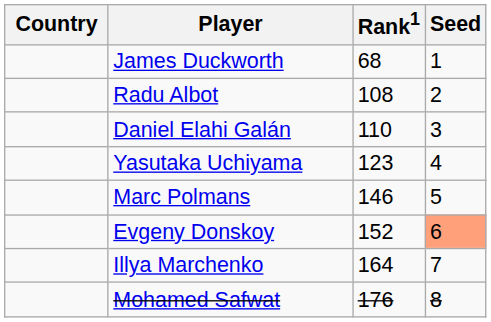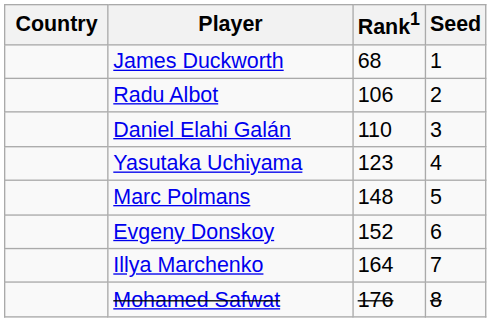(376, 95) 108 -> (376, 95) 106
(376, 197) 146 -> (376, 197) 148
(436, 231) lightsalmon background -> (436, 231) no background
